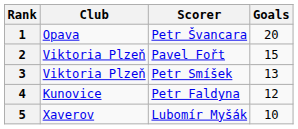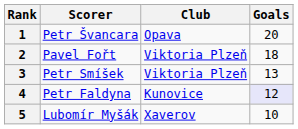columns swapped: (199, 14) <-> (94, 14)
(271, 54) 15 -> (271, 54) 18
(271, 94) no background -> (271, 94) lavender background
